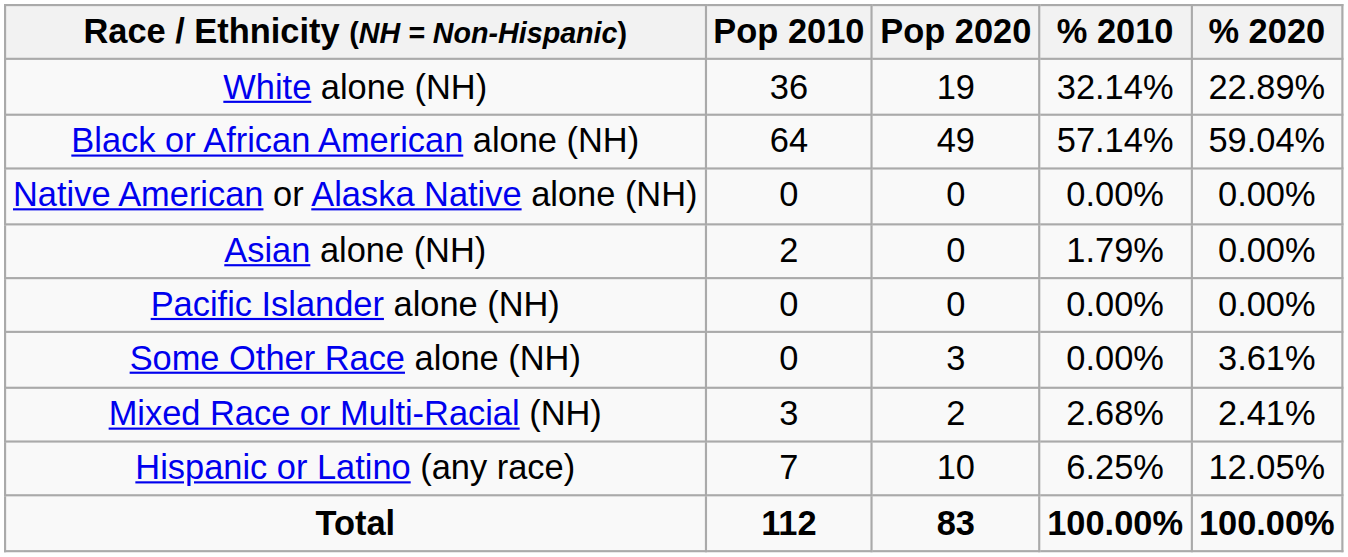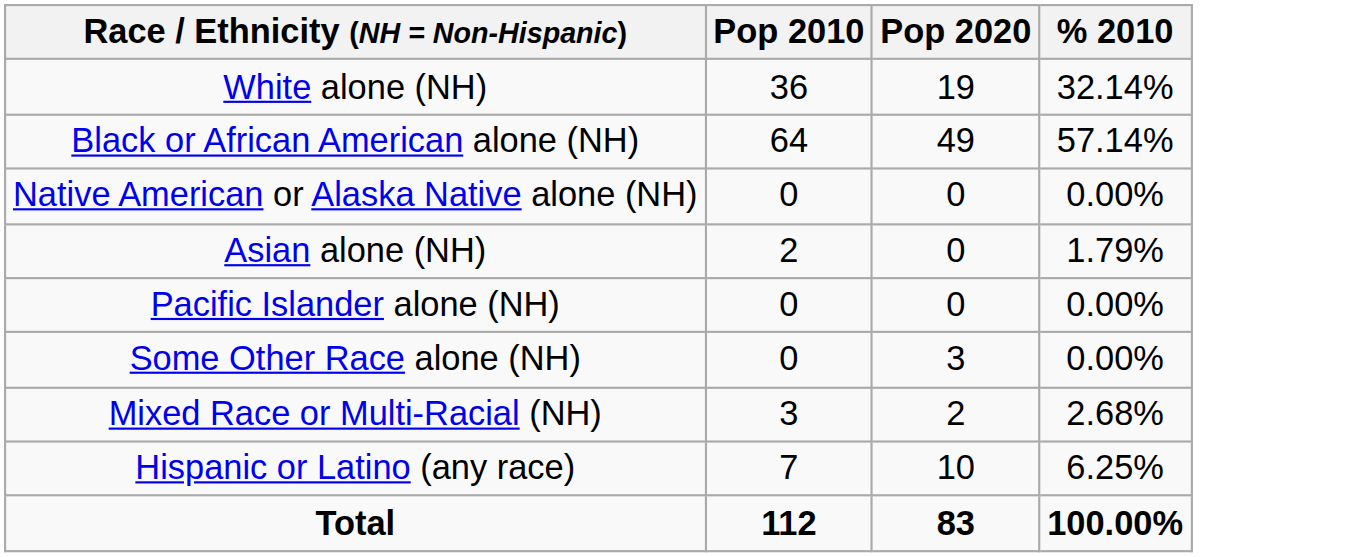- column: (1267, 31)
